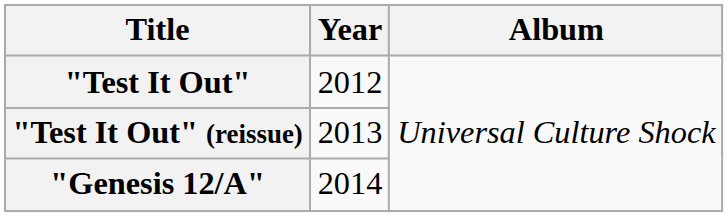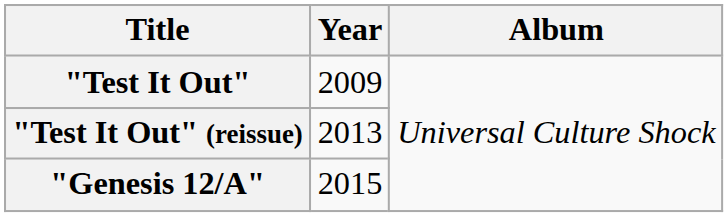(350, 81) 2012 -> (350, 81) 2009
(350, 183) 2014 -> (350, 183) 2015
